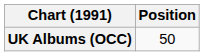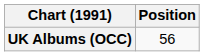(167, 39) 50 -> (167, 39) 56
